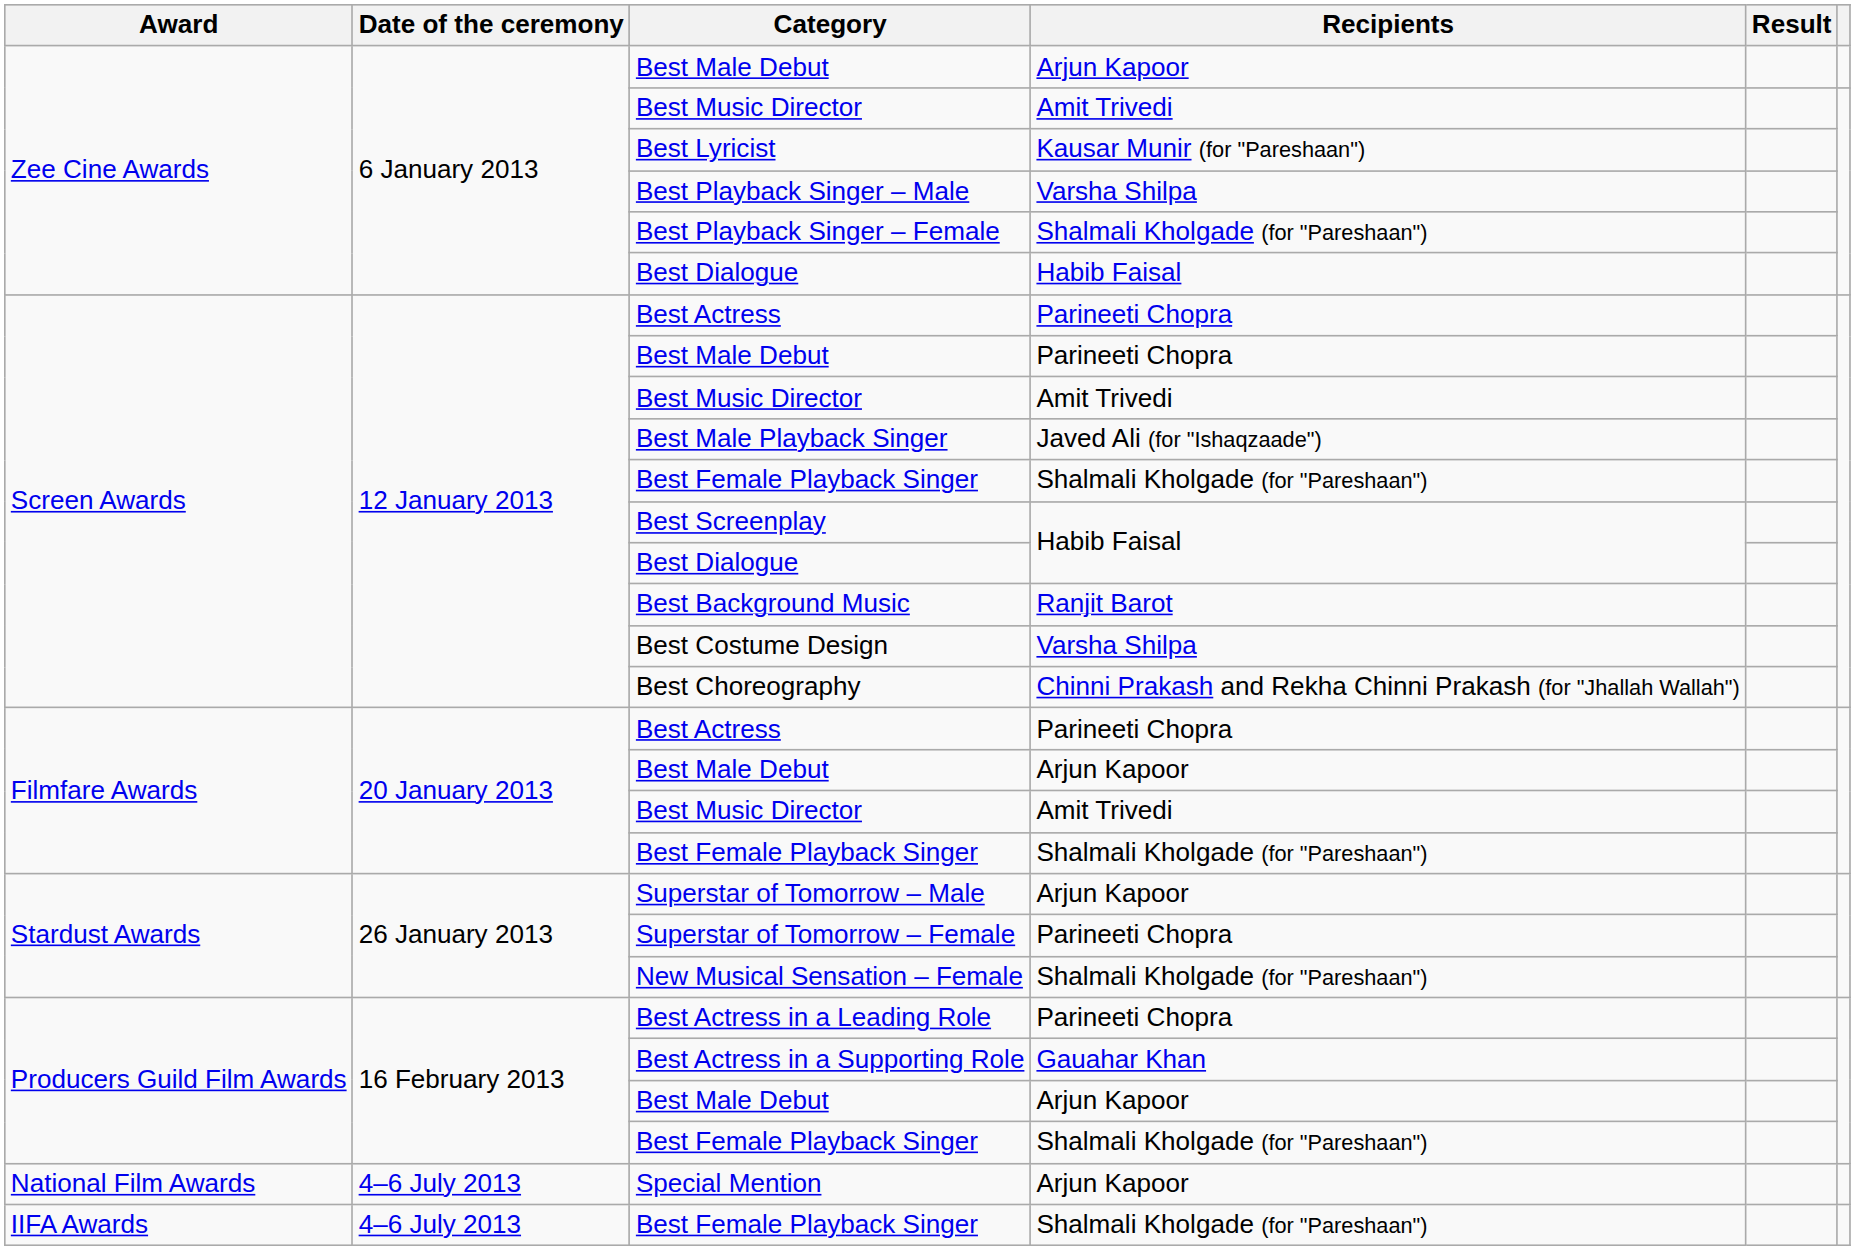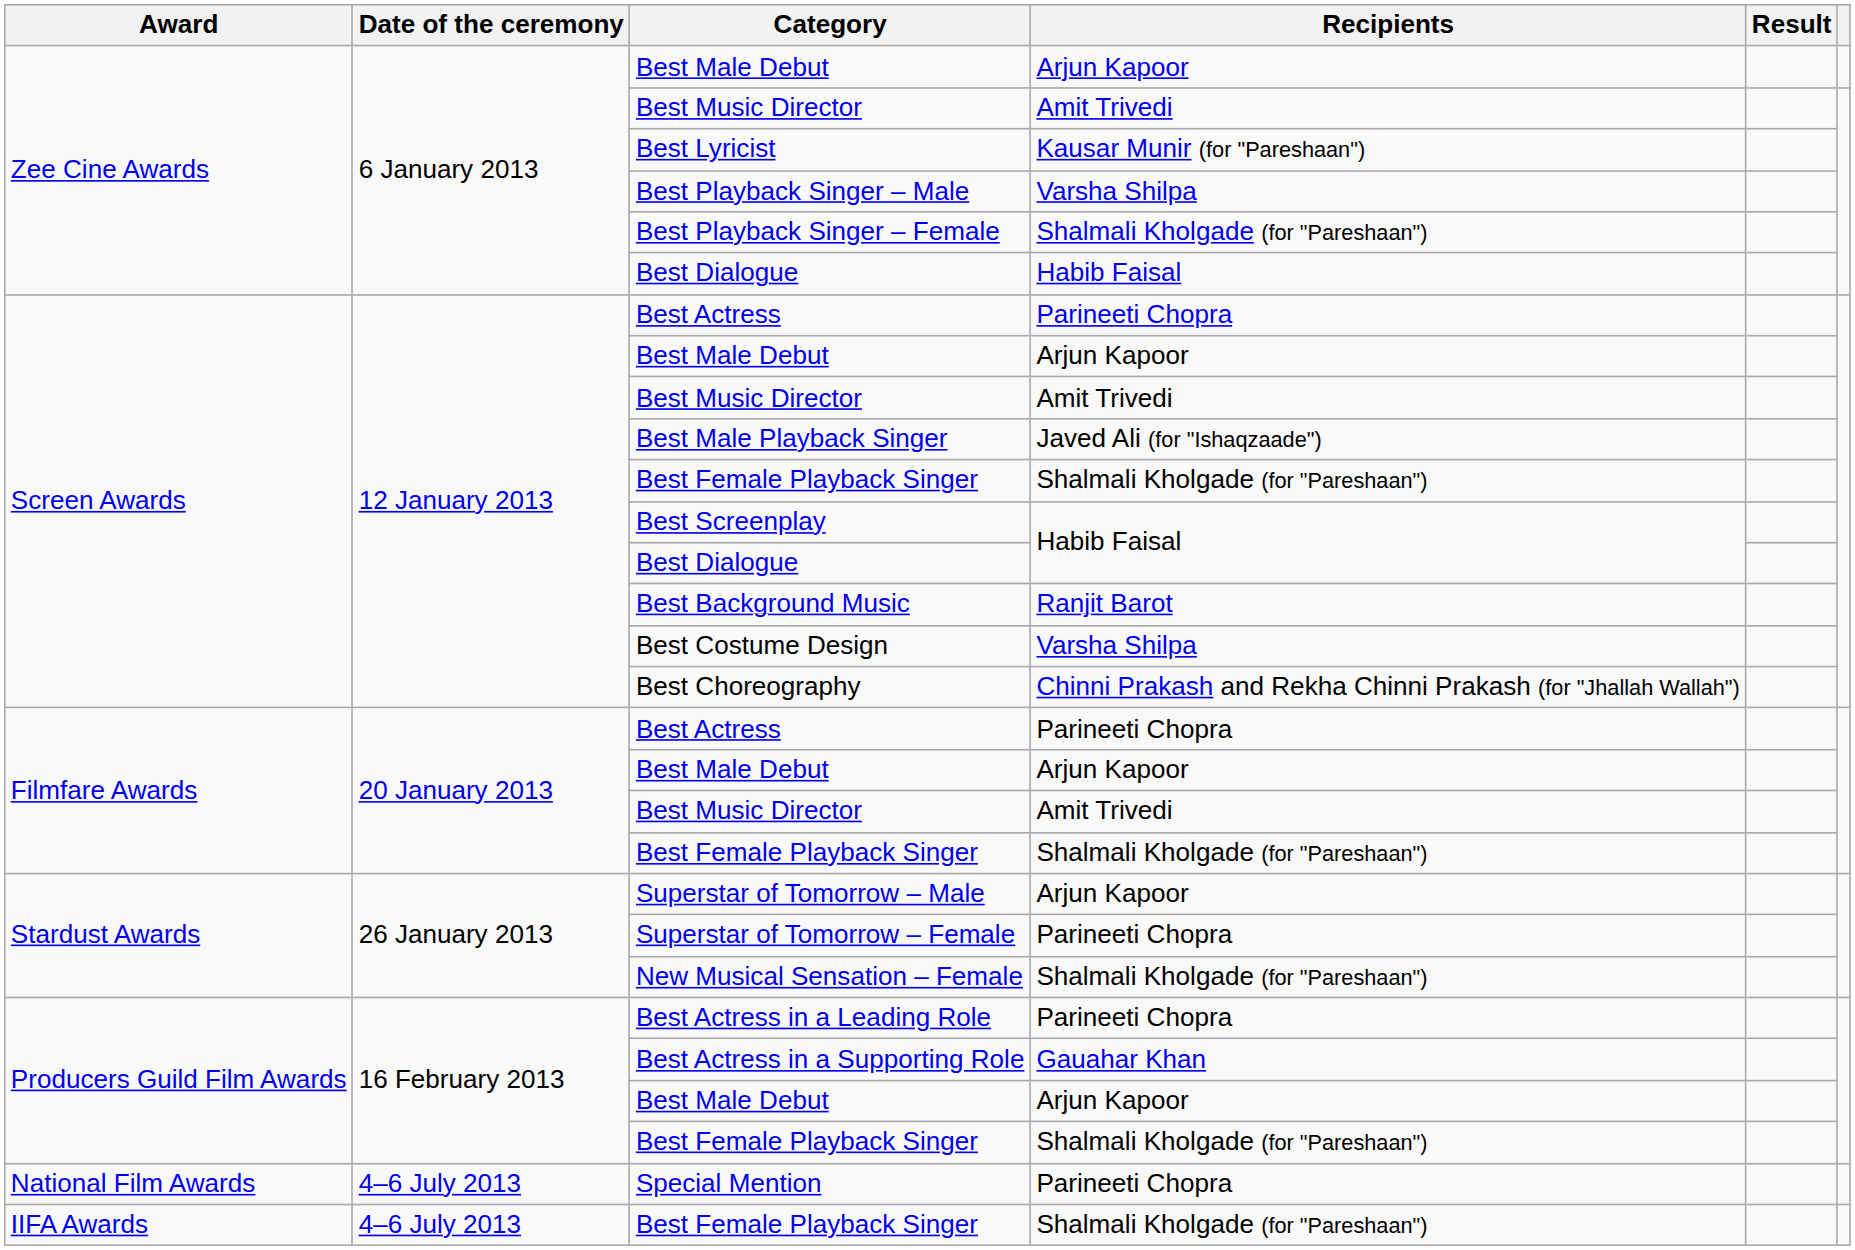(1134, 356) Parineeti Chopra -> (1113, 356) Arjun Kapoor
(1113, 1183) Arjun Kapoor -> (1134, 1183) Parineeti Chopra
